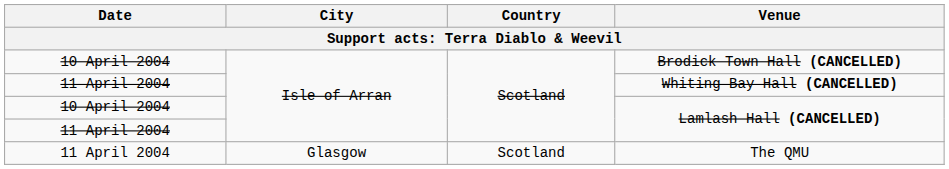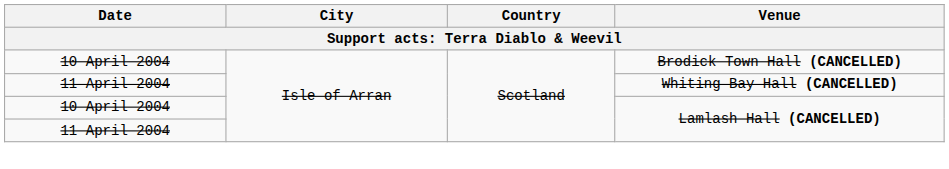- row: (115, 153)
